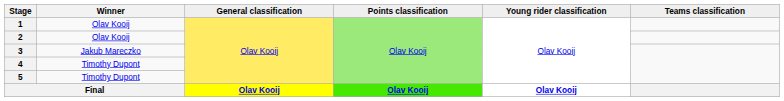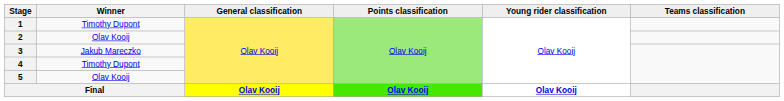(111, 24) Olav Kooij -> (111, 24) Timothy Dupont
(111, 77) Timothy Dupont -> (111, 77) Olav Kooij
